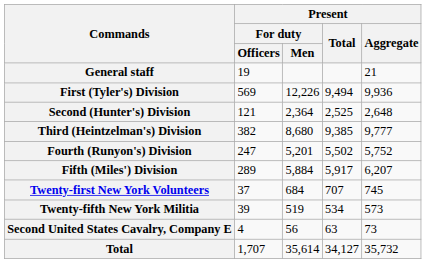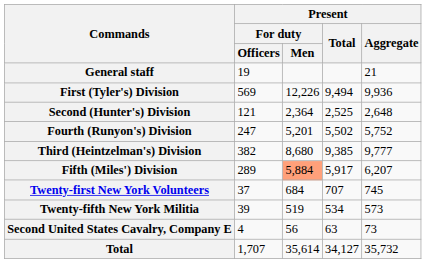rows swapped: (119, 131) <-> (119, 151)
(299, 170) no background -> (299, 170) lightsalmon background
